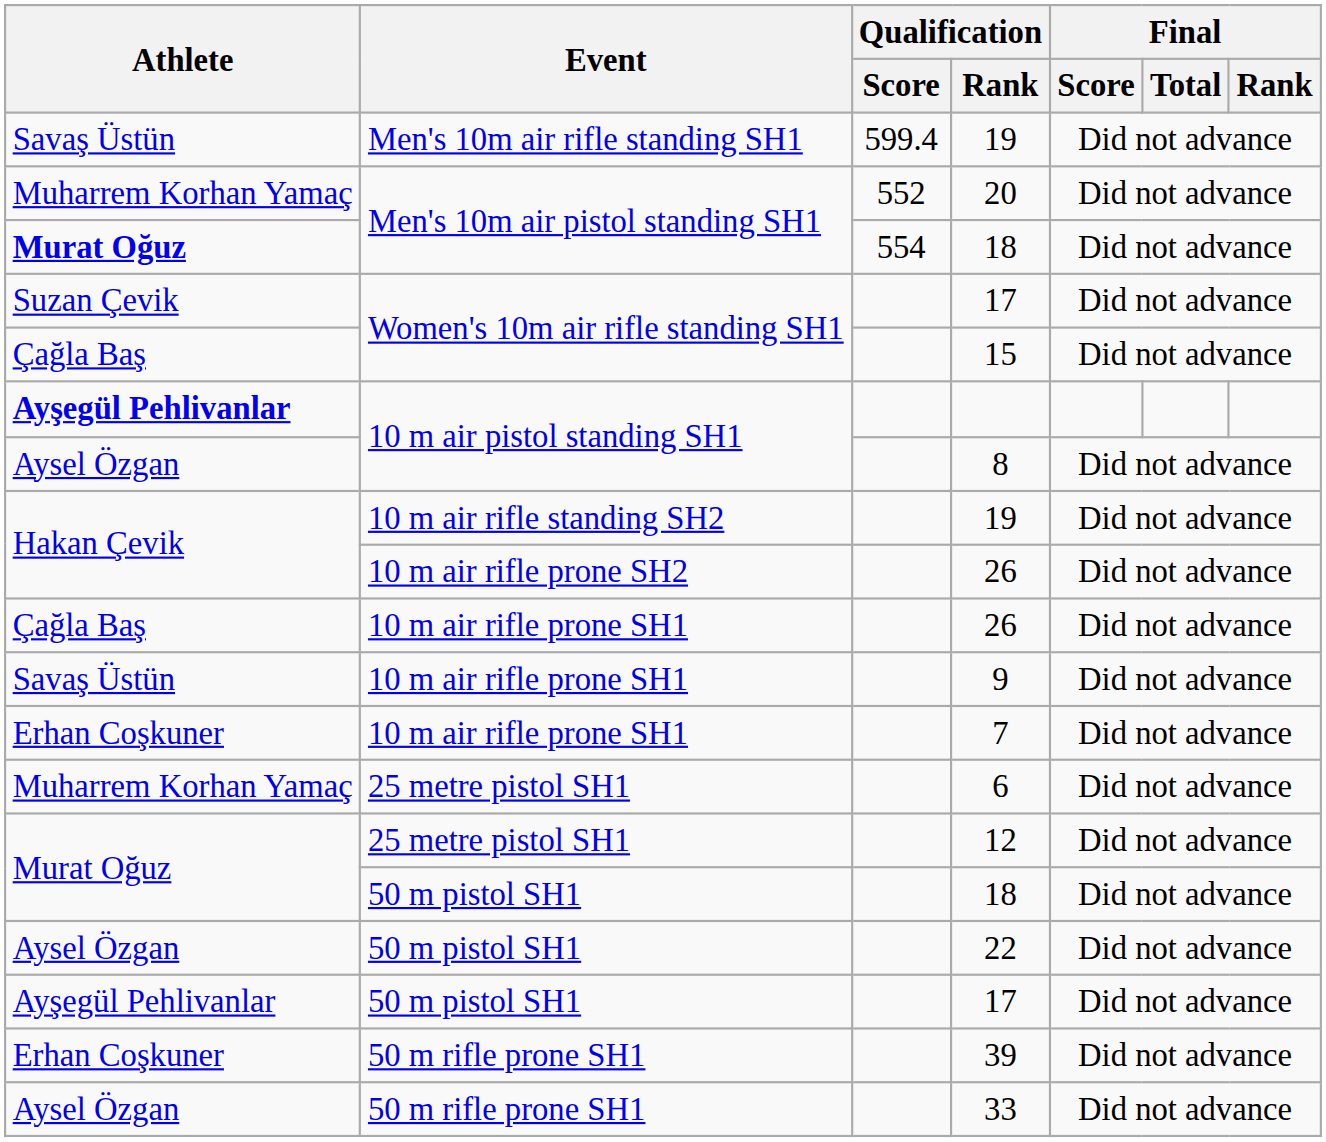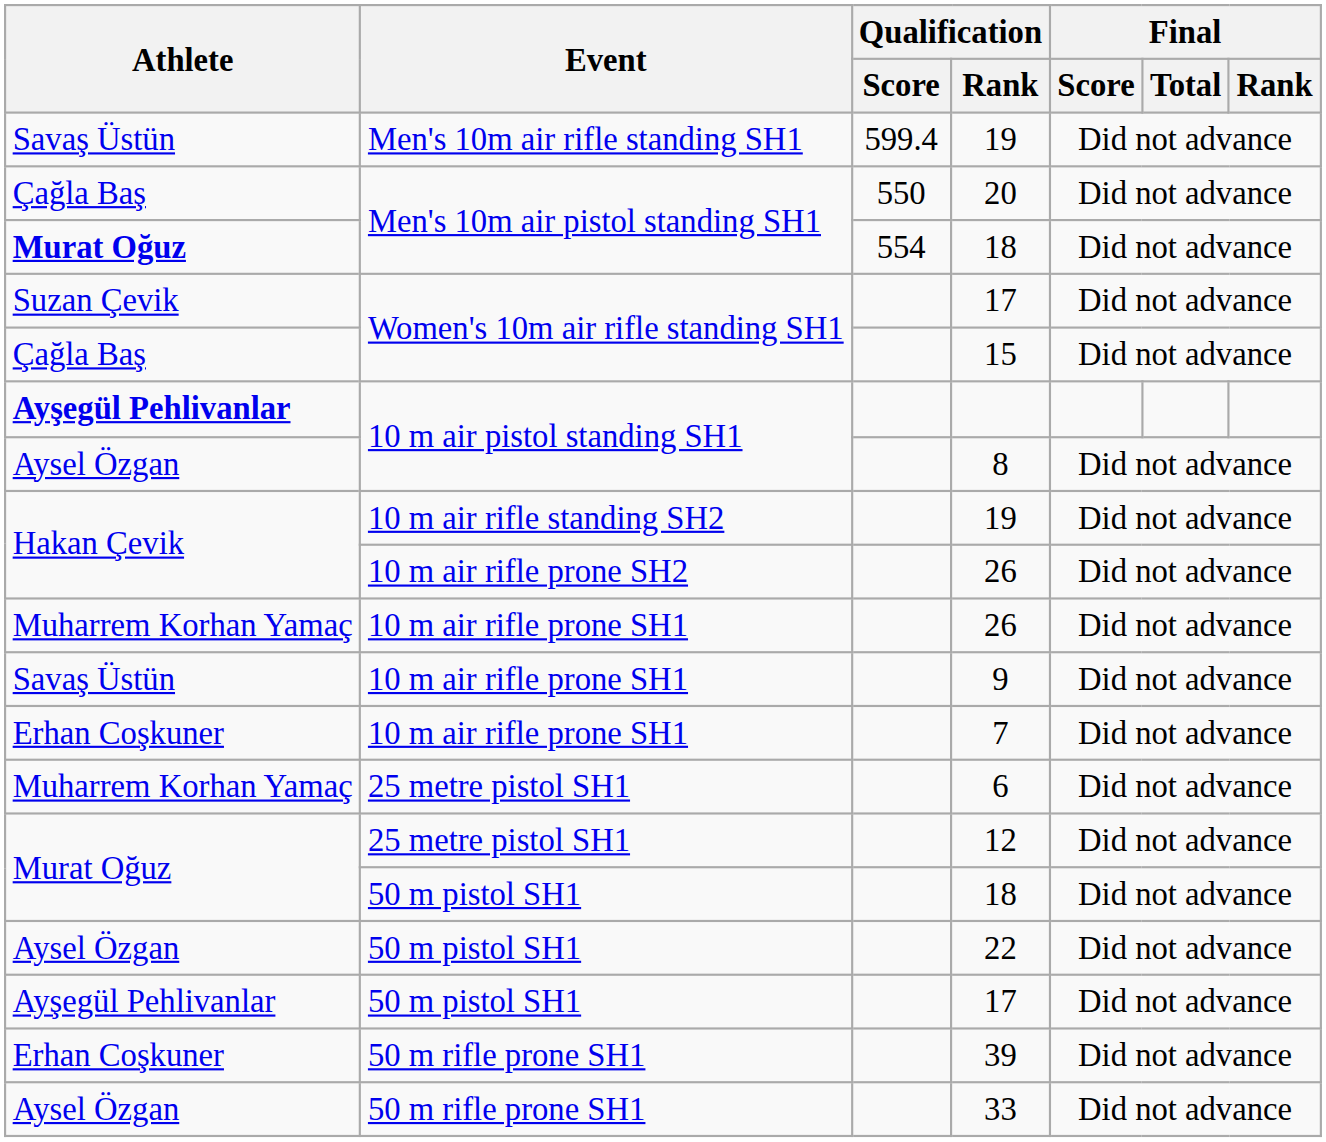(183, 193) Muharrem Korhan Yamaç -> (79, 193) Çağla Baş
(901, 193) 552 -> (901, 193) 550
(79, 624) Çağla Baş -> (183, 624) Muharrem Korhan Yamaç
